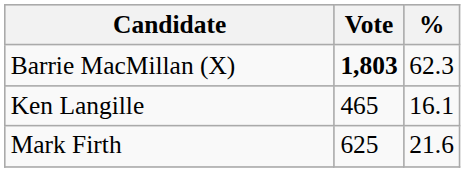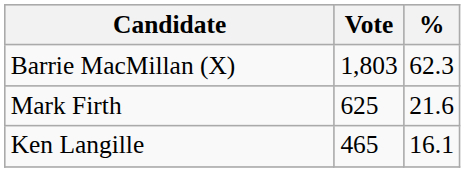(369, 65) bold -> (369, 65) normal
rows swapped: (66, 145) <-> (77, 105)
